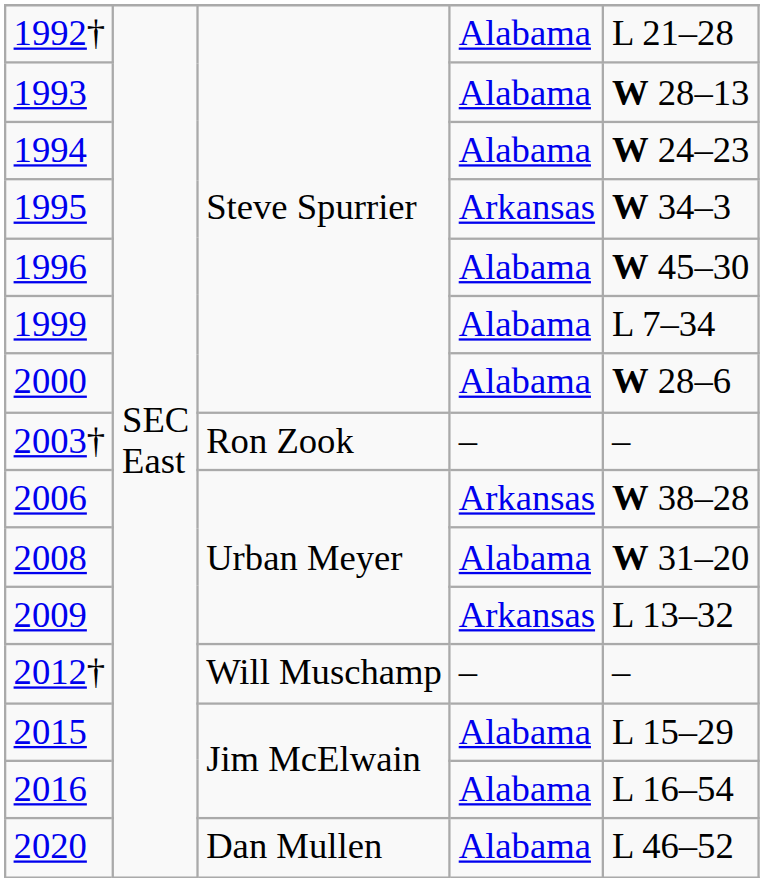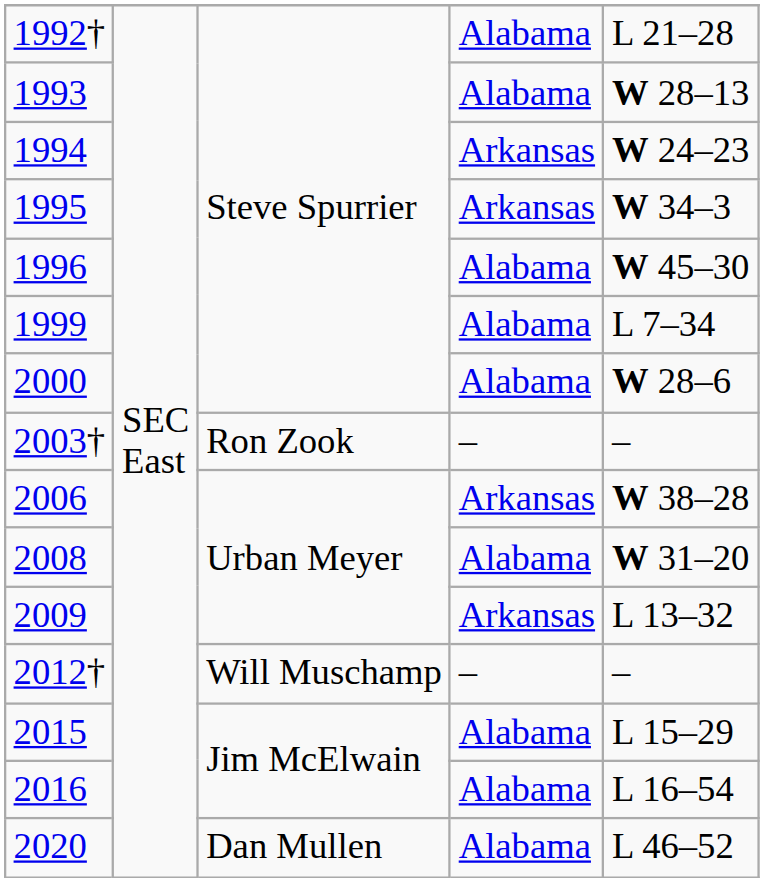(525, 149) Alabama -> (527, 149) Arkansas
